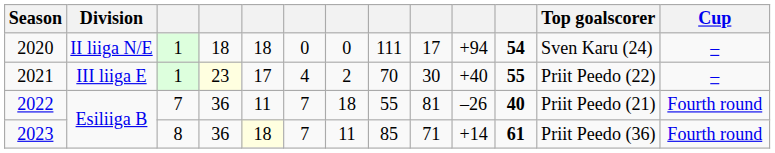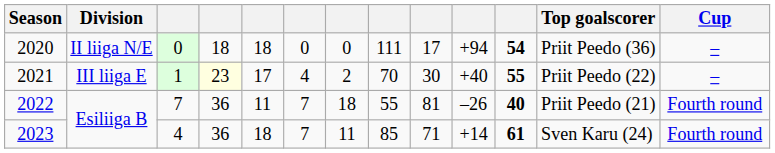(178, 47) 1 -> (178, 47) 0
(597, 47) Sven Karu (24) -> (598, 47) Priit Peedo (36)
(178, 133) 8 -> (178, 133) 4
(262, 133) lightyellow background -> (262, 133) no background
(598, 133) Priit Peedo (36) -> (597, 133) Sven Karu (24)
